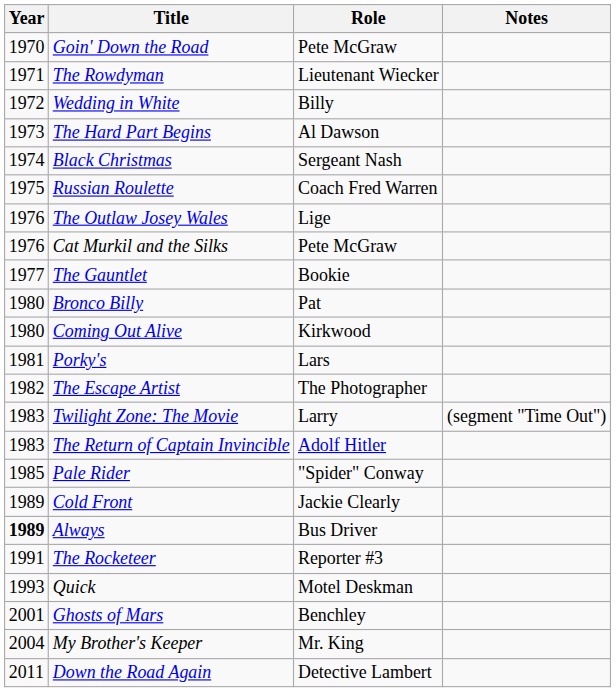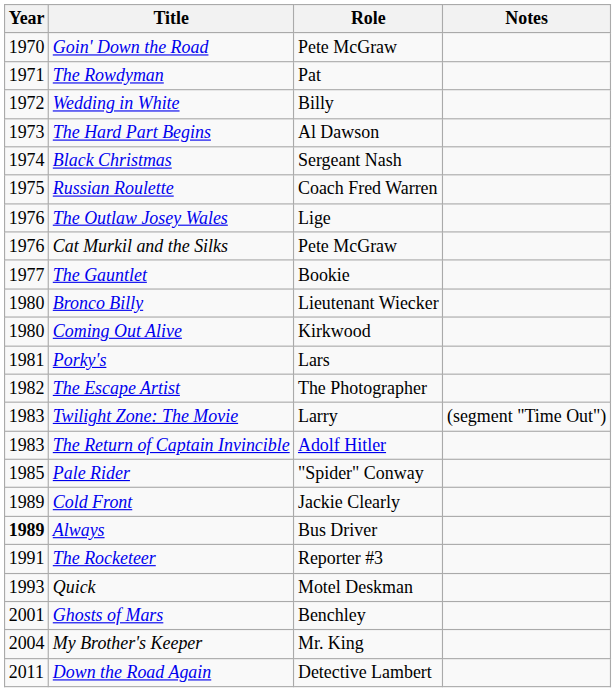(368, 75) Lieutenant Wiecker -> (309, 75) Pat
(309, 302) Pat -> (368, 302) Lieutenant Wiecker
